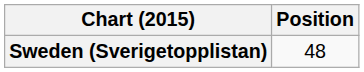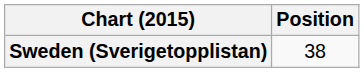(315, 51) 48 -> (315, 51) 38
